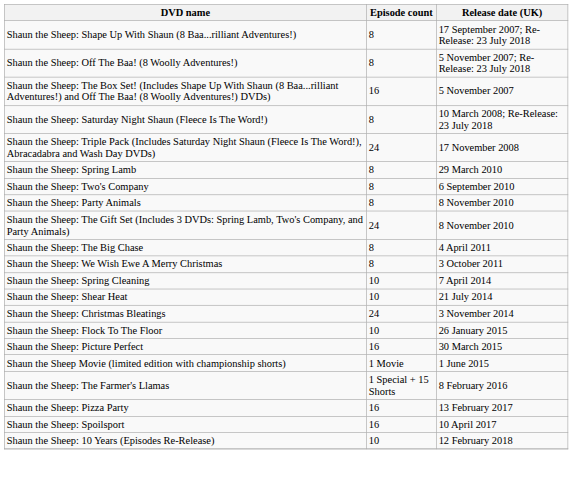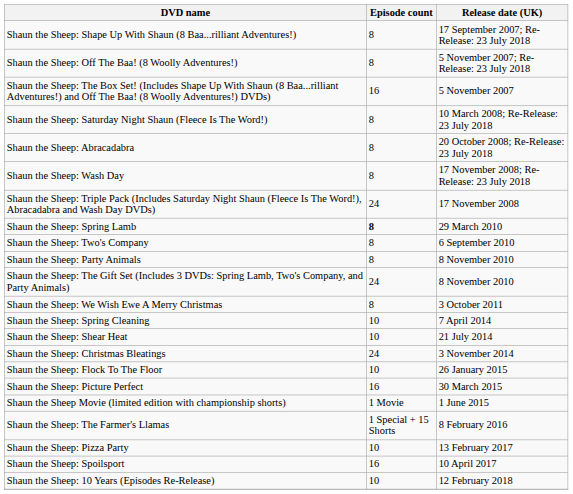+ row: (70, 147)
+ row: (65, 176)
(371, 170) normal -> (371, 226) bold
- row: (75, 247)
(374, 408) 16 -> (374, 447) 10
